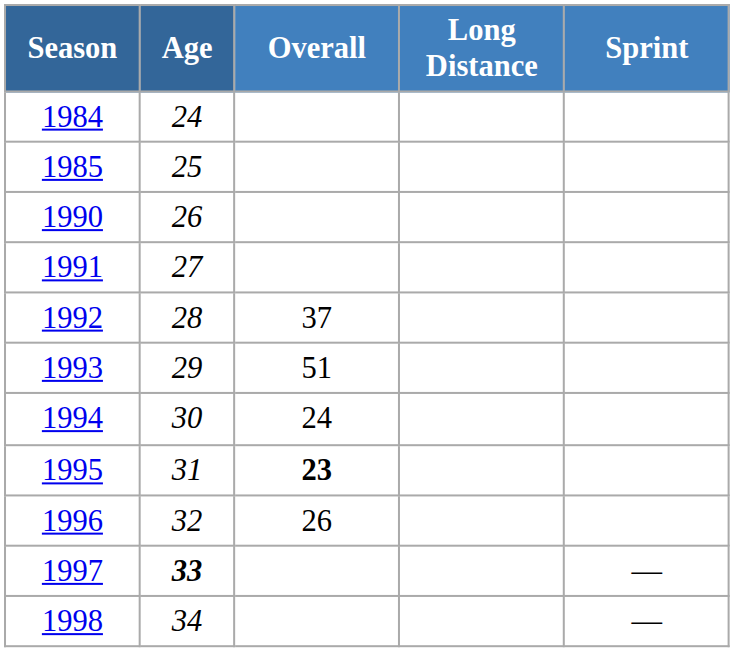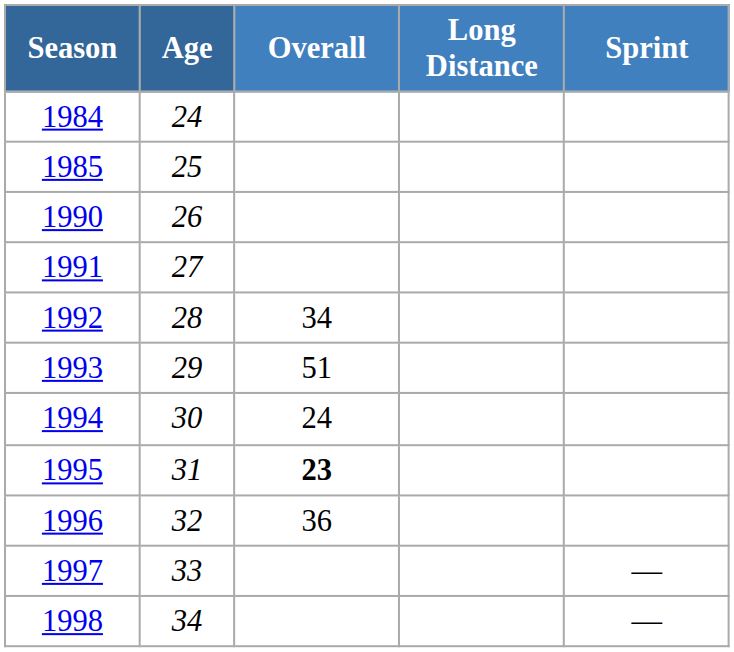(317, 317) 37 -> (317, 317) 34
(317, 519) 26 -> (317, 519) 36
(187, 569) bold -> (187, 569) normal
